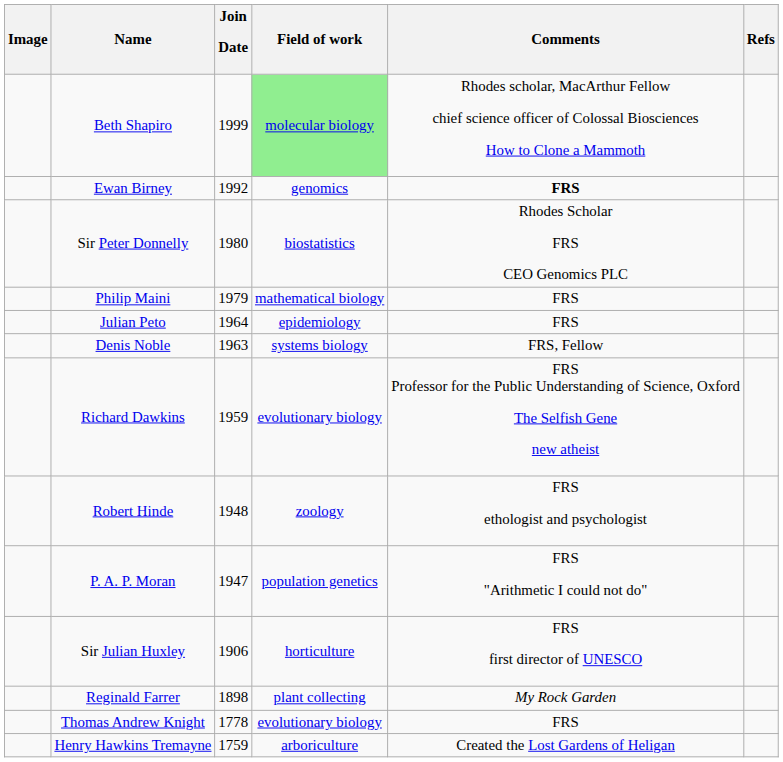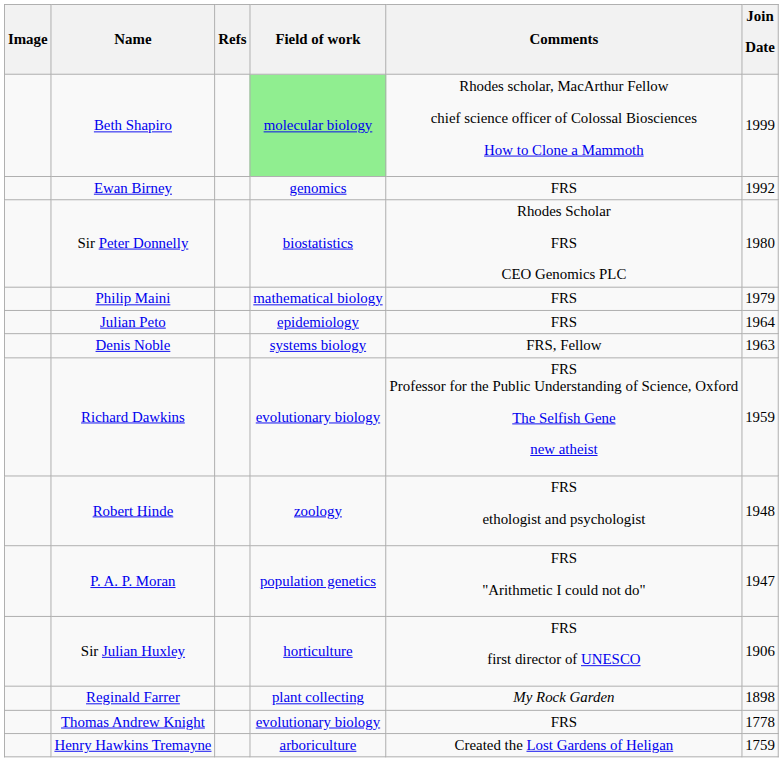columns swapped: (233, 32) <-> (761, 39)
(566, 188) bold -> (564, 188) normal
